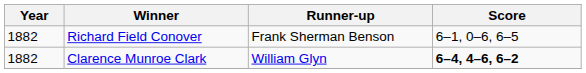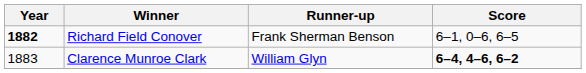(23, 37) normal -> (23, 37) bold
(23, 58) 1882 -> (23, 58) 1883
